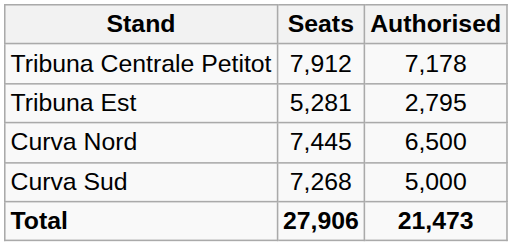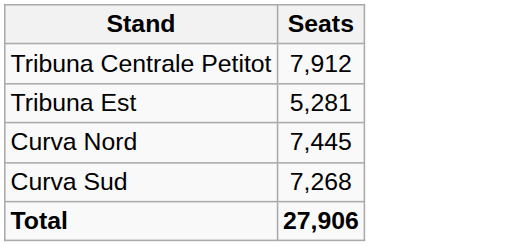- column: (436, 24)
